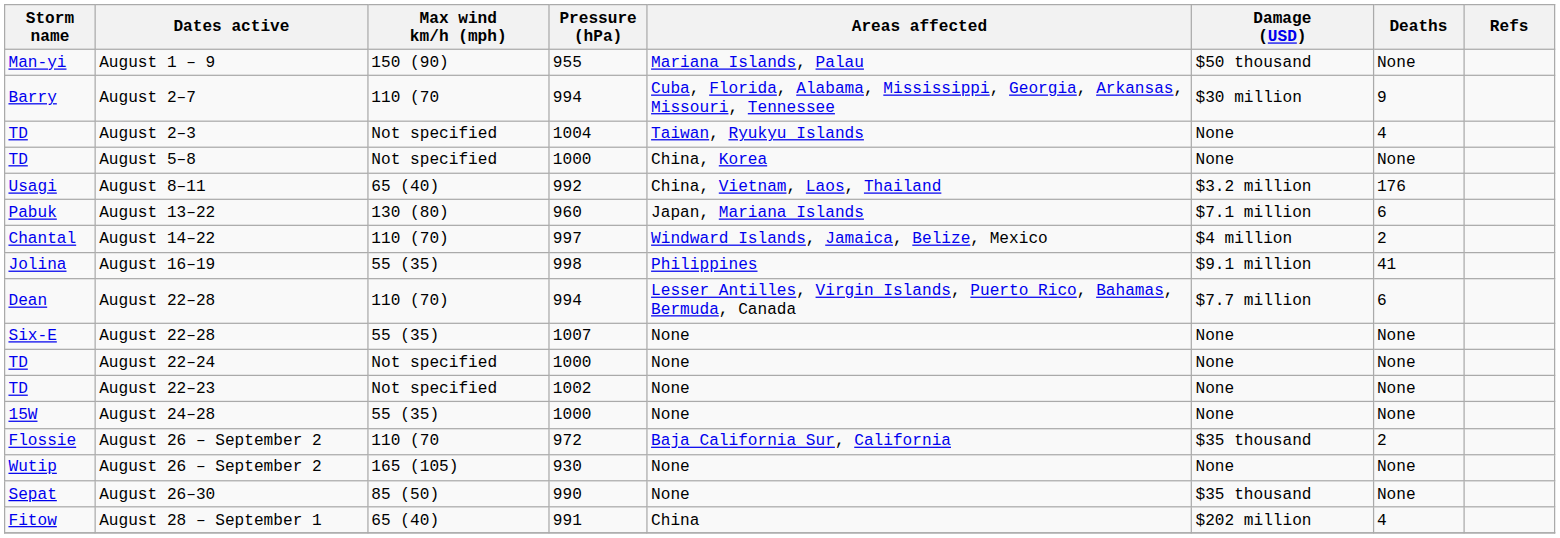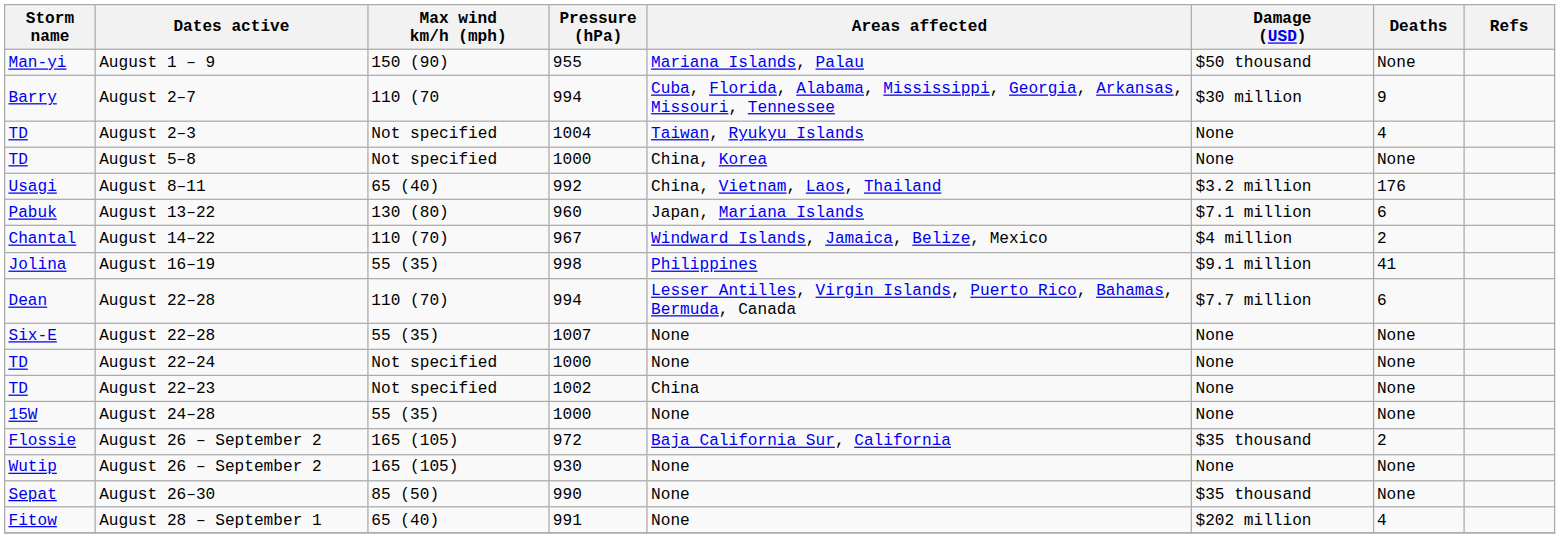(567, 239) 997 -> (567, 239) 967
(670, 389) None -> (675, 389) China
(405, 441) 110 (70 -> (415, 441) 165 (105)
(675, 520) China -> (670, 520) None
